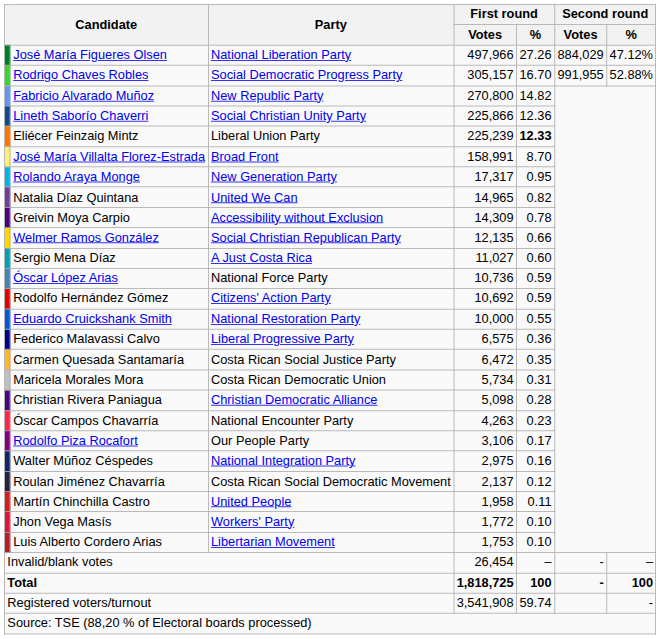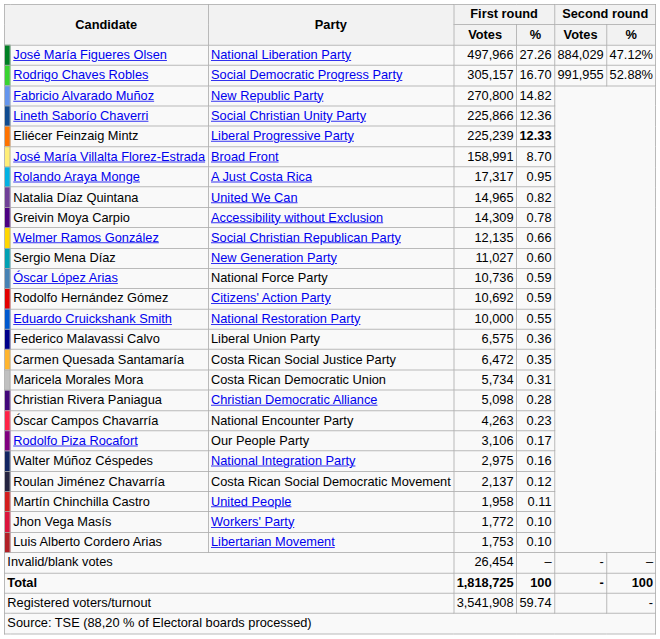(265, 136) Liberal Union Party -> (282, 136) Liberal Progressive Party
(274, 177) New Generation Party -> (262, 177) A Just Costa Rica
(262, 258) A Just Costa Rica -> (274, 258) New Generation Party
(282, 339) Liberal Progressive Party -> (265, 339) Liberal Union Party
